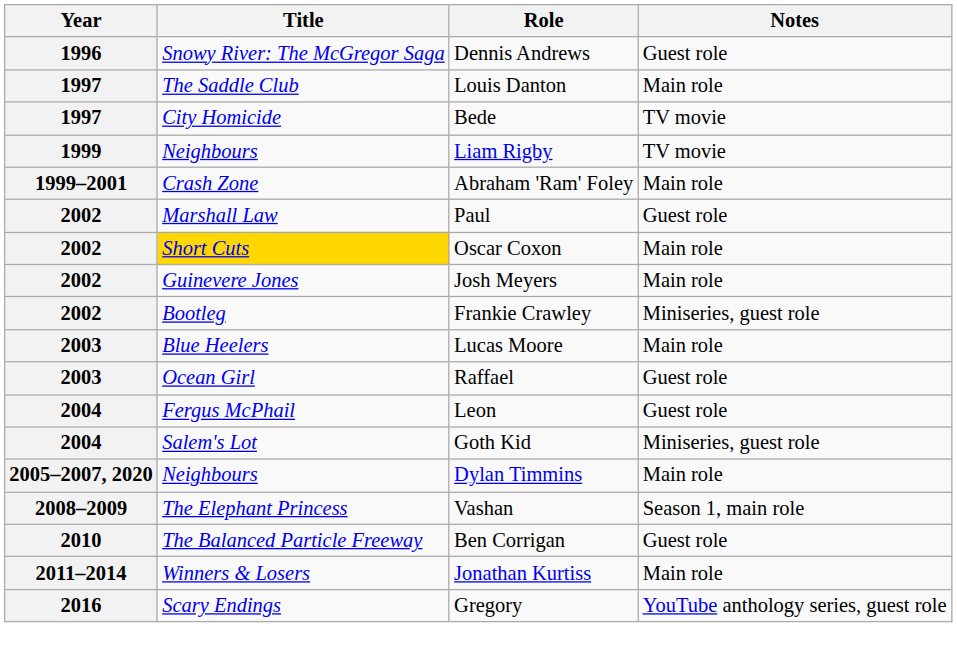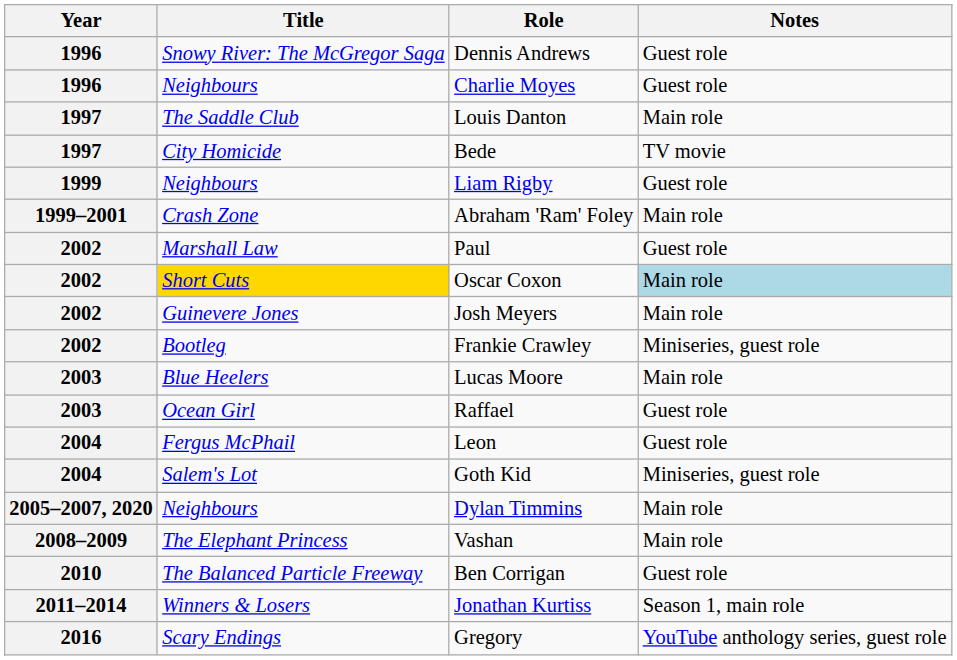+ row: (515, 85)
(684, 150) TV movie -> (685, 183) Guest role
(683, 248) no background -> (683, 280) lightblue background
(723, 507) Season 1, main role -> (683, 540) Main role
(683, 572) Main role -> (723, 605) Season 1, main role
